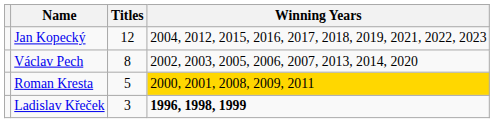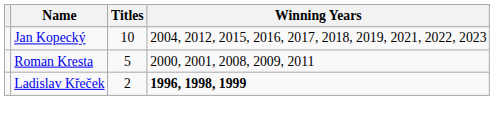(127, 38) 12 -> (127, 38) 10
- row: (49, 60)
(232, 83) gold background -> (232, 60) no background
(127, 106) 3 -> (127, 83) 2
